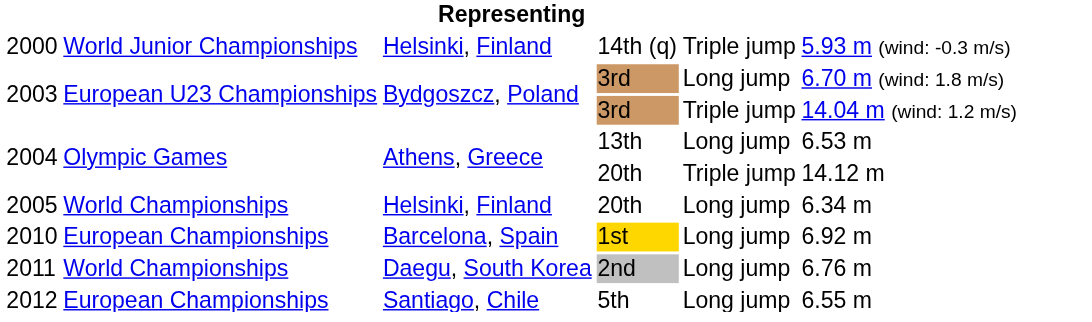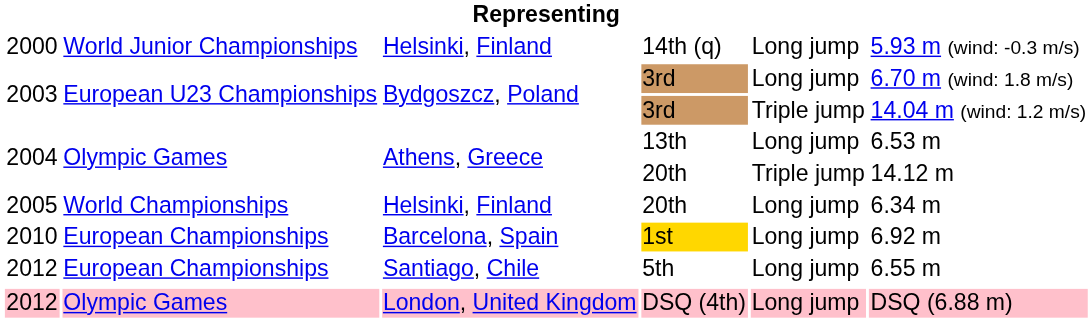(739, 46) Triple jump -> (806, 46) Long jump
- row: (31, 268)
+ row: (32, 303)
